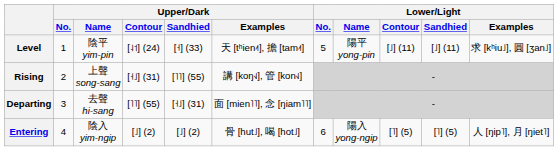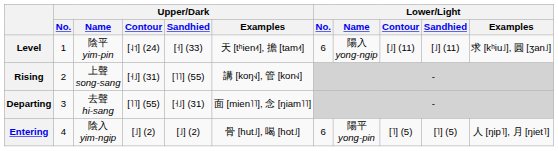(323, 48) 5 -> (323, 48) 6
(357, 49) 陽平 yong-pin -> (357, 49) 陽入 yong-ngip
(357, 132) 陽入 yong-ngip -> (357, 132) 陽平 yong-pin
